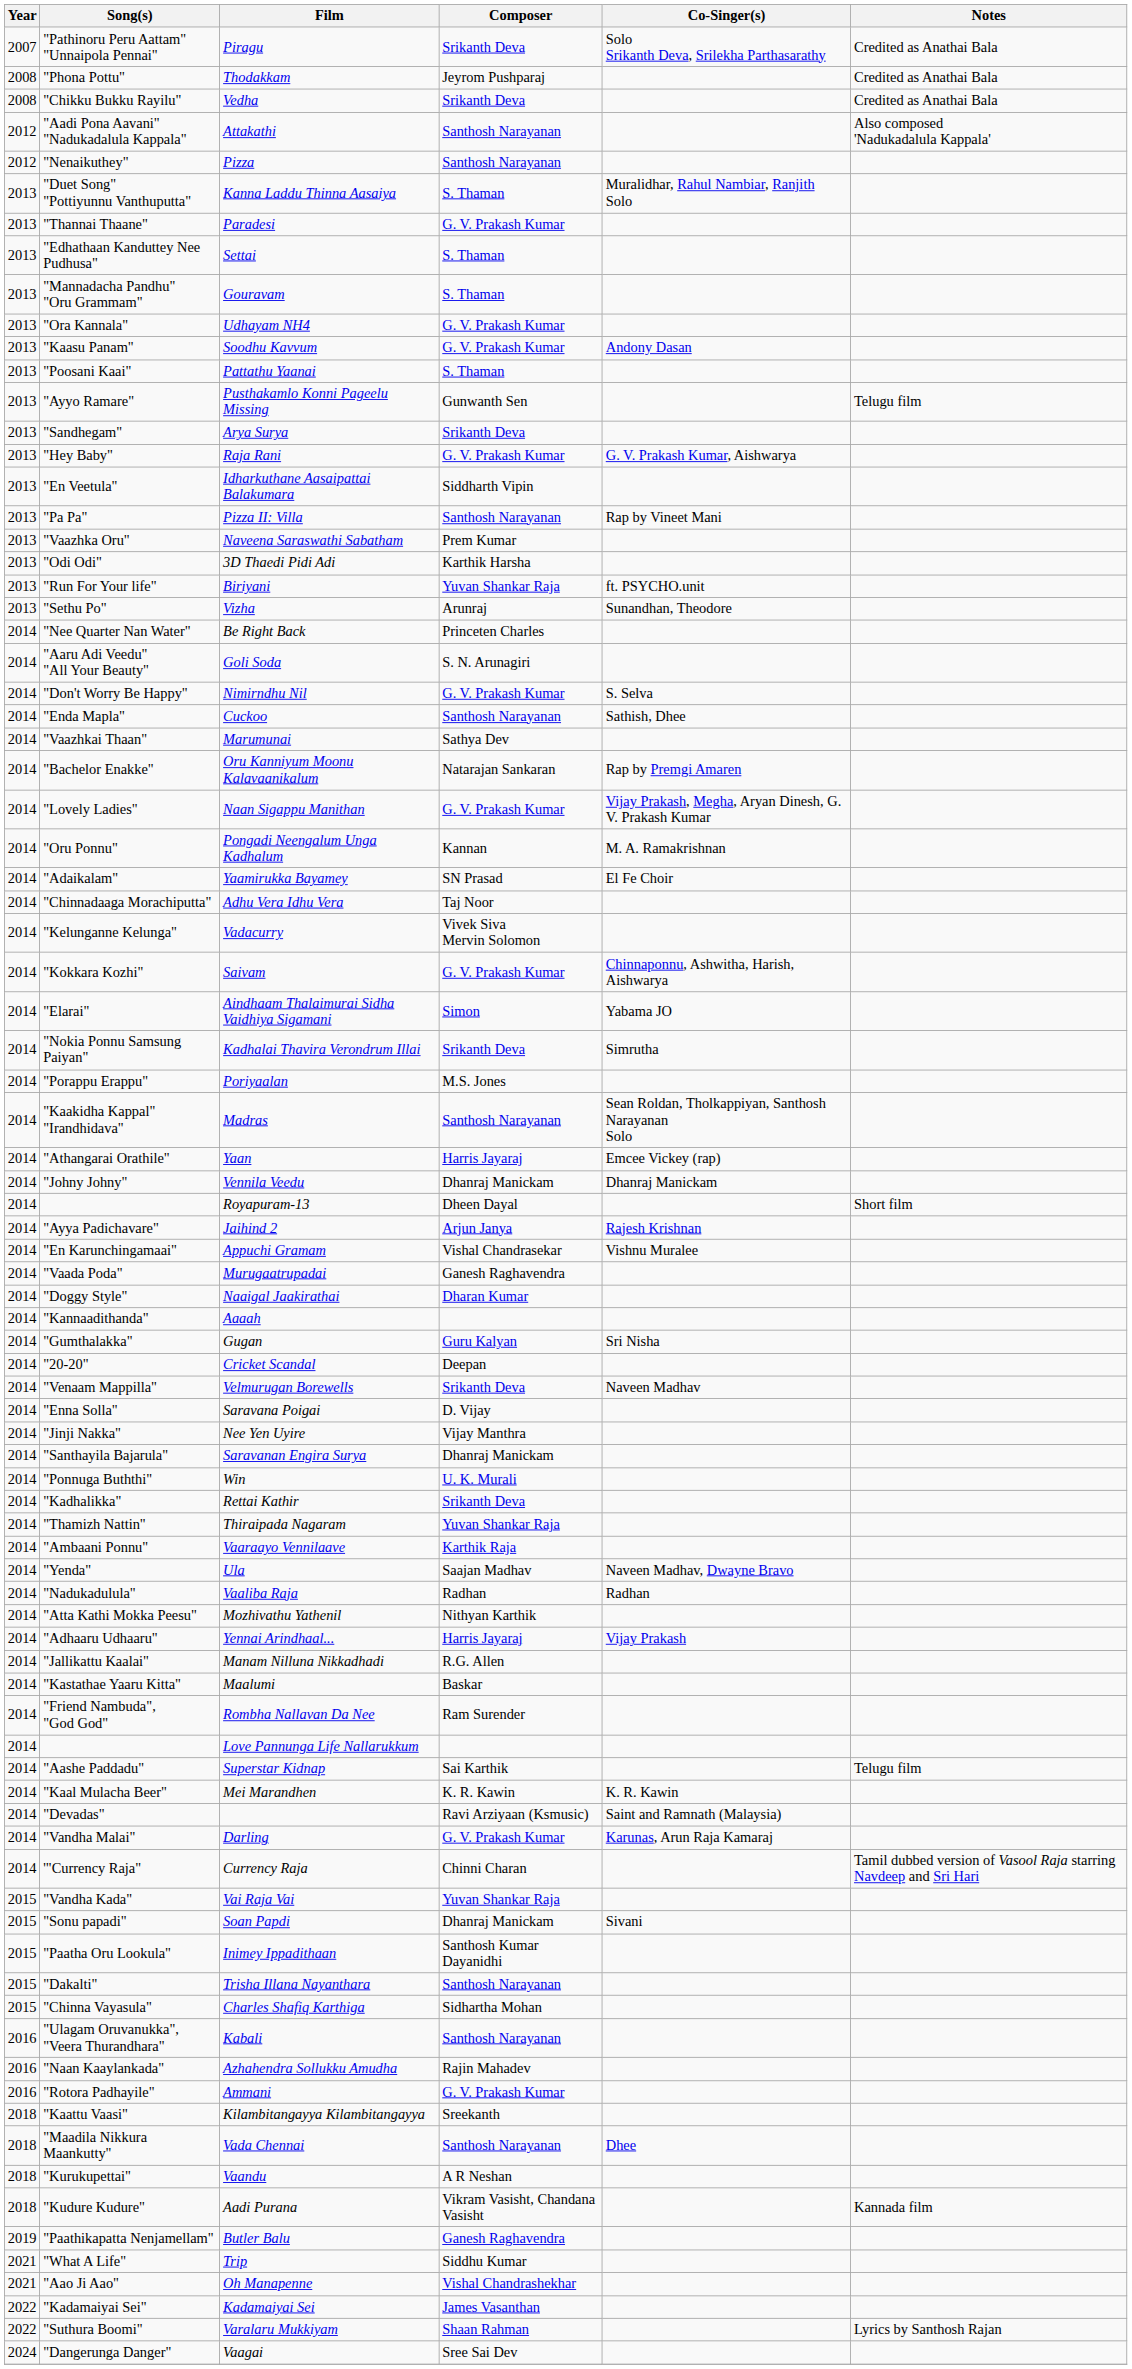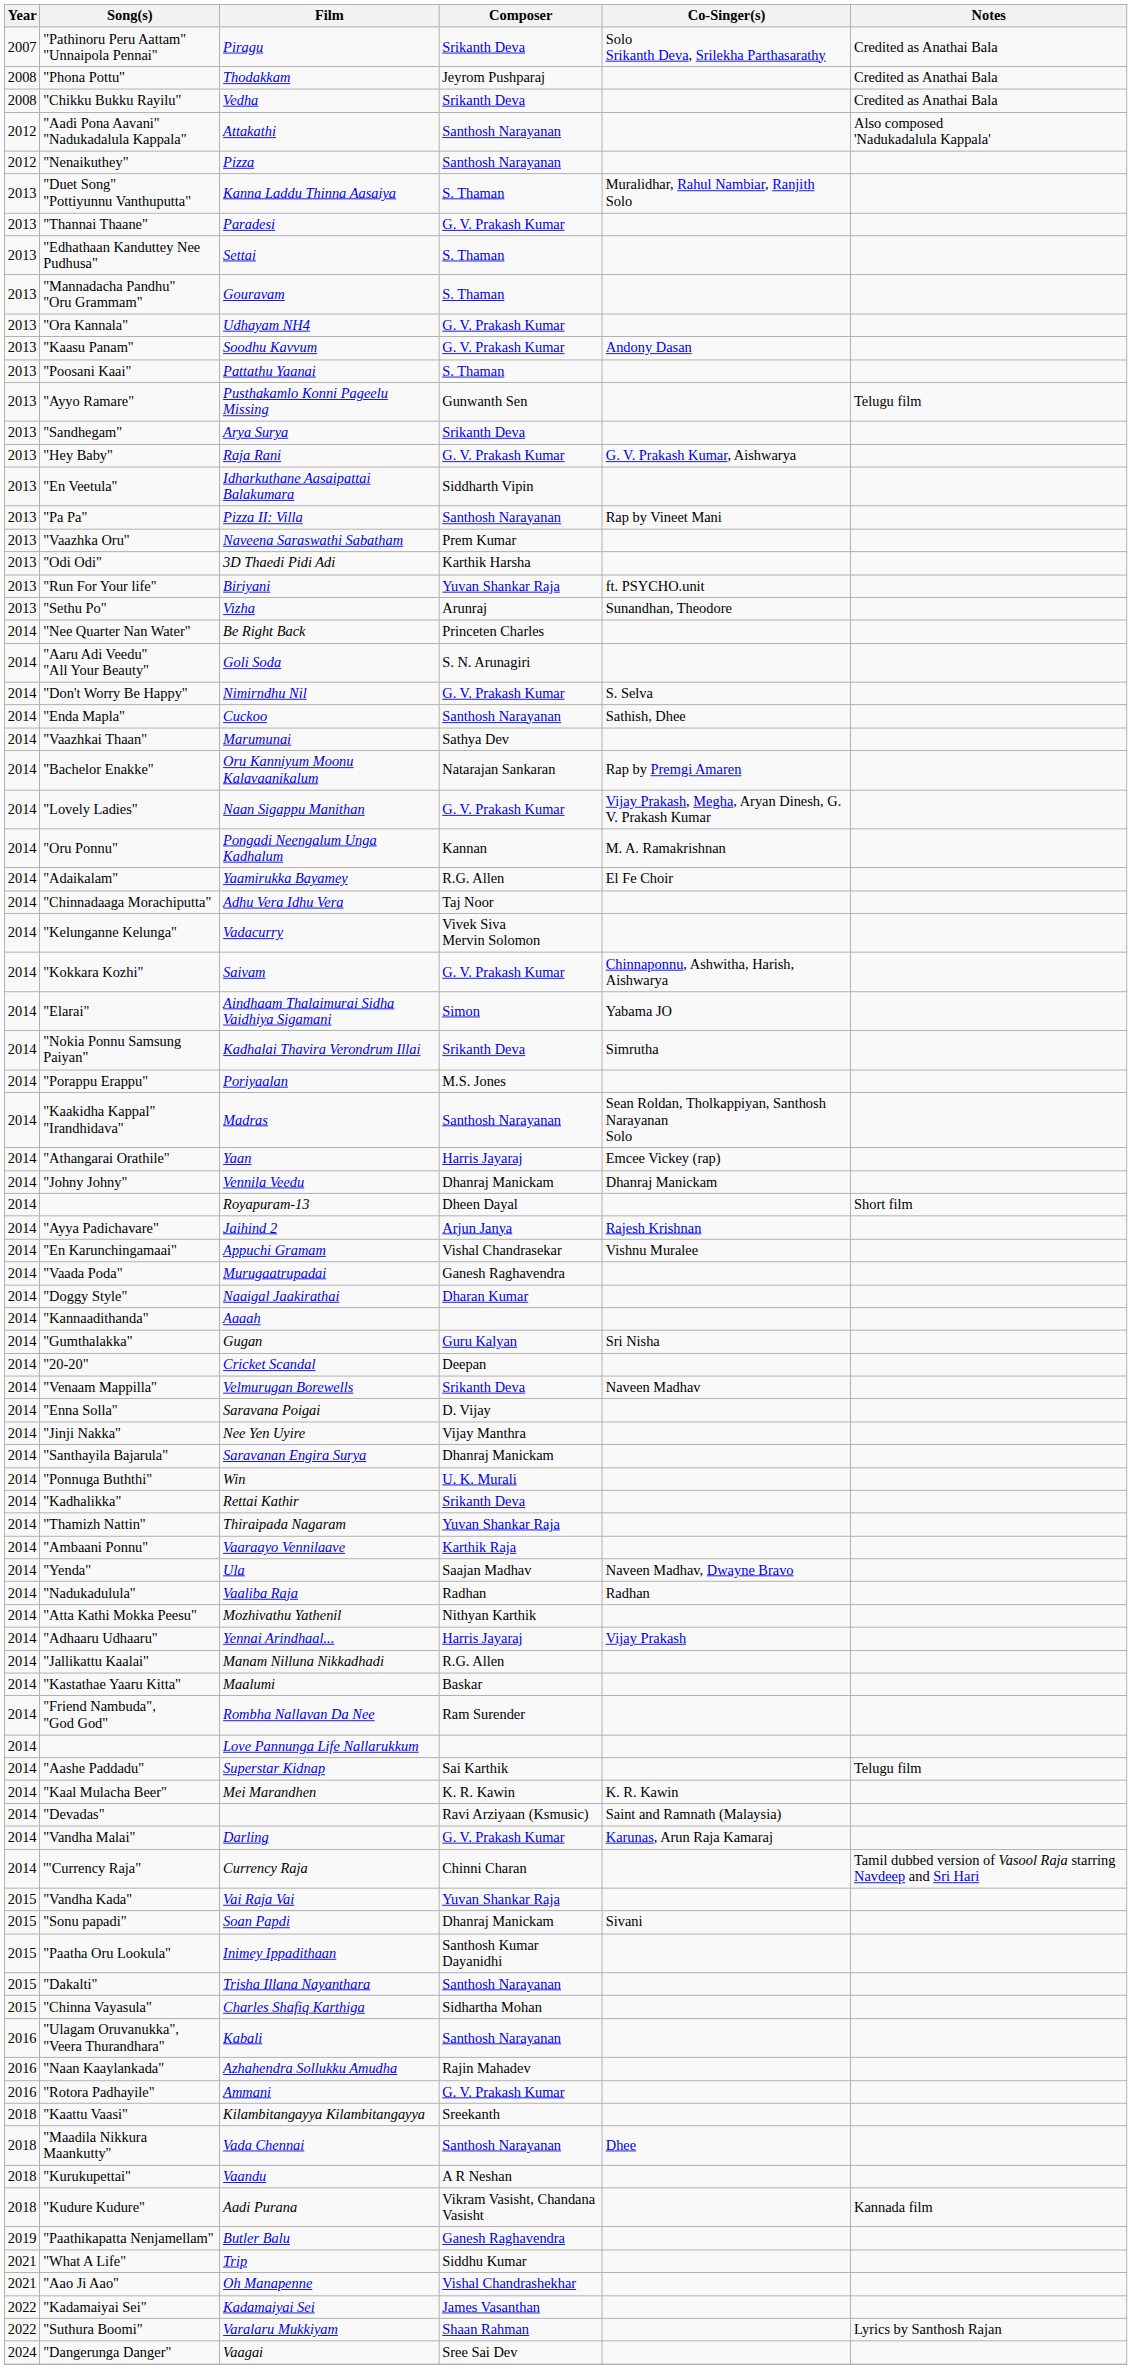(472, 879) SN Prasad -> (473, 879) R.G. Allen
